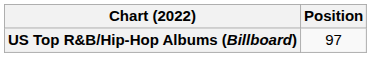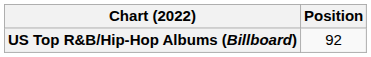(334, 40) 97 -> (334, 40) 92
